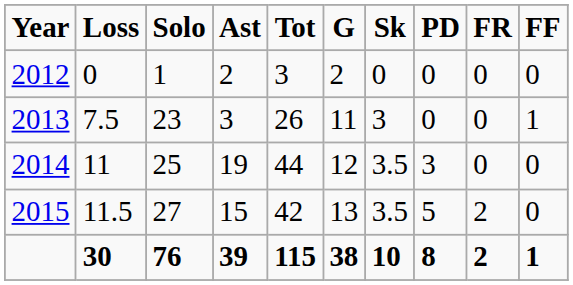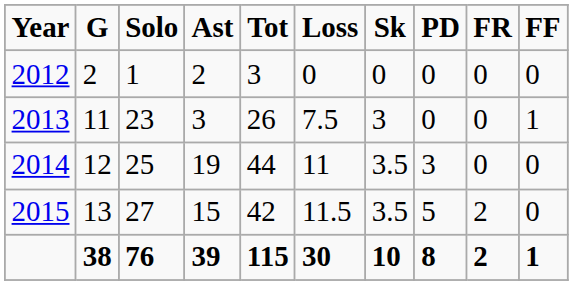columns swapped: (344, 27) <-> (111, 27)
